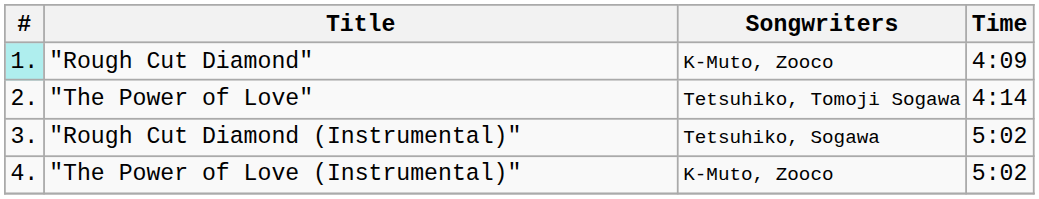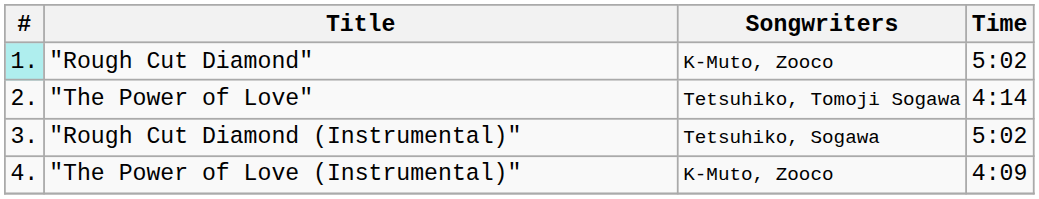(1000, 61) 4:09 -> (1000, 61) 5:02
(1000, 175) 5:02 -> (1000, 175) 4:09
